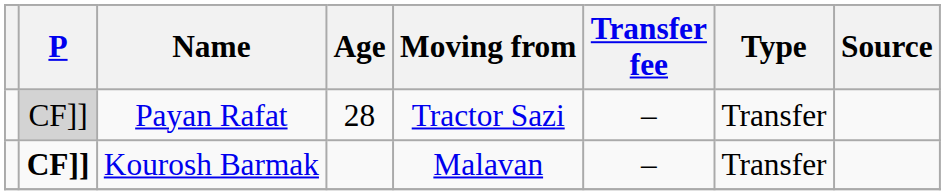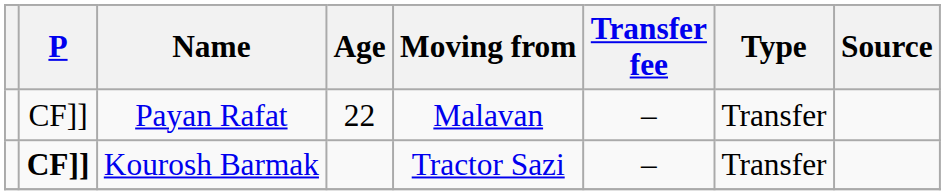(58, 114) lightgrey background -> (58, 114) no background
(360, 114) 28 -> (360, 114) 22
(488, 114) Tractor Sazi -> (488, 114) Malavan
(488, 164) Malavan -> (488, 164) Tractor Sazi
